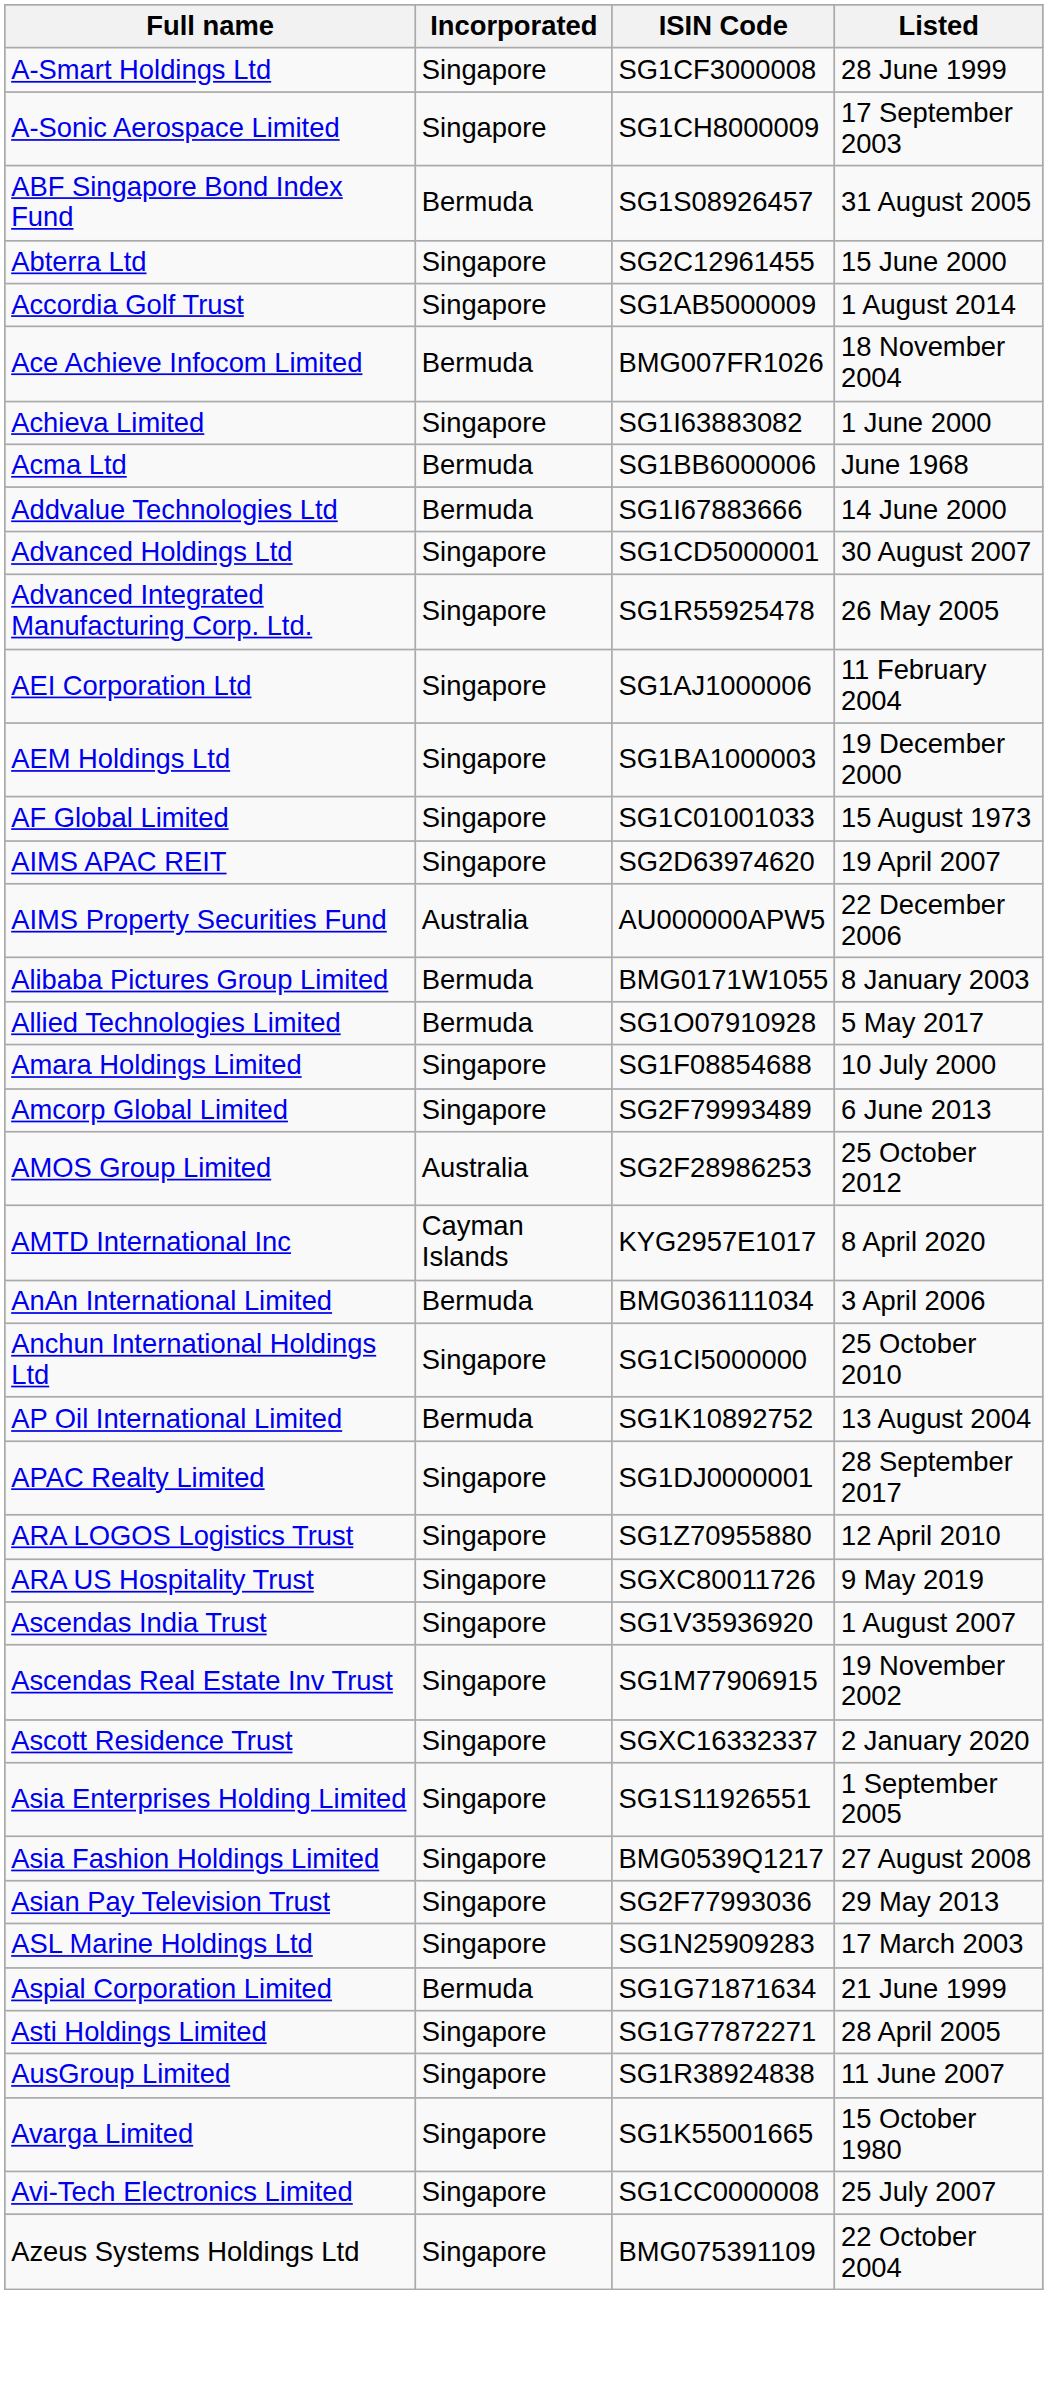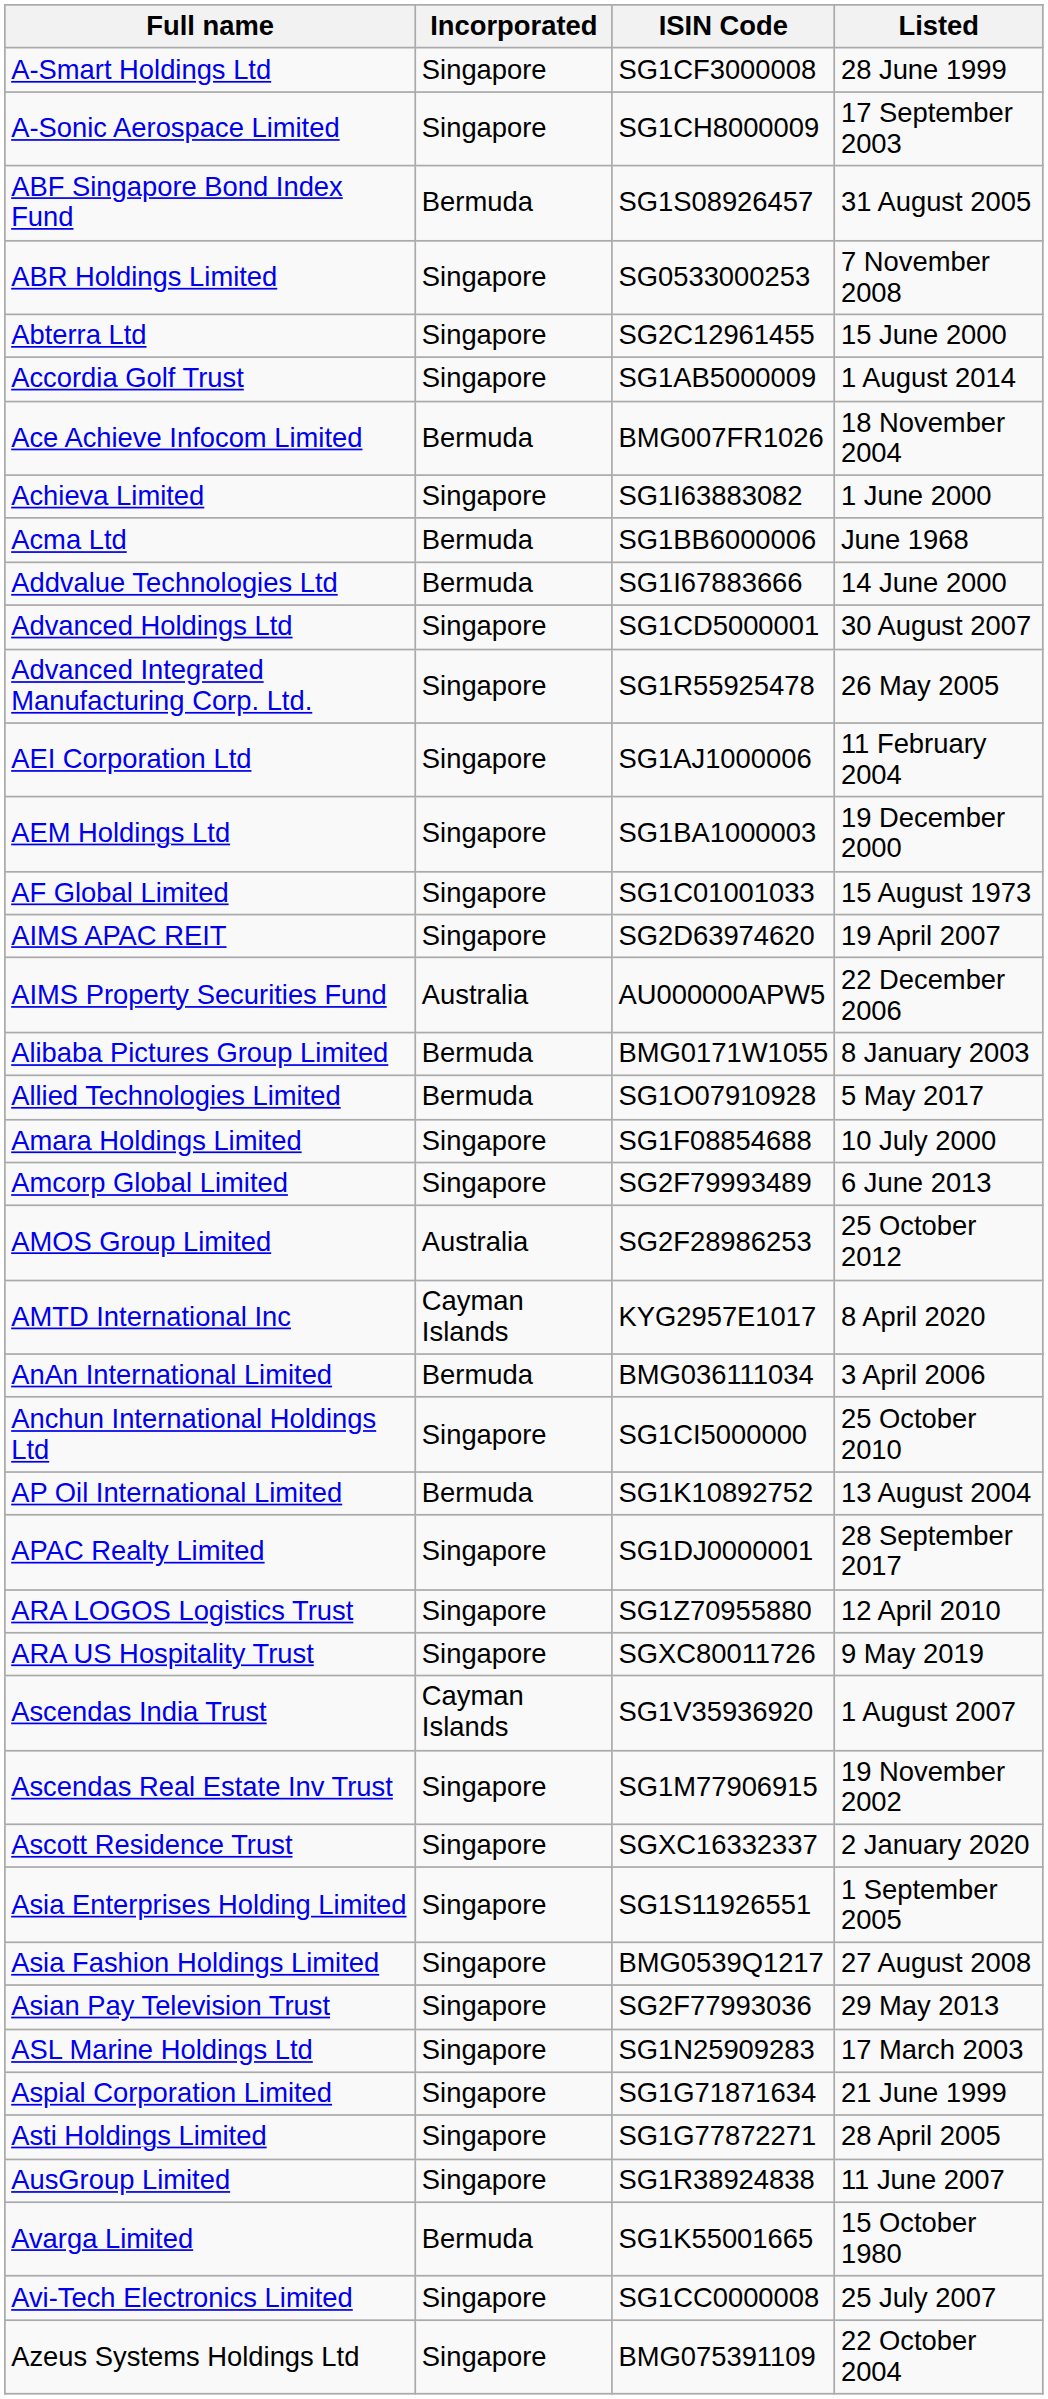+ row: (144, 276)
(484, 1623) Singapore -> (473, 1712) Cayman Islands
(477, 1988) Bermuda -> (484, 2093) Singapore
(484, 2133) Singapore -> (477, 2238) Bermuda
